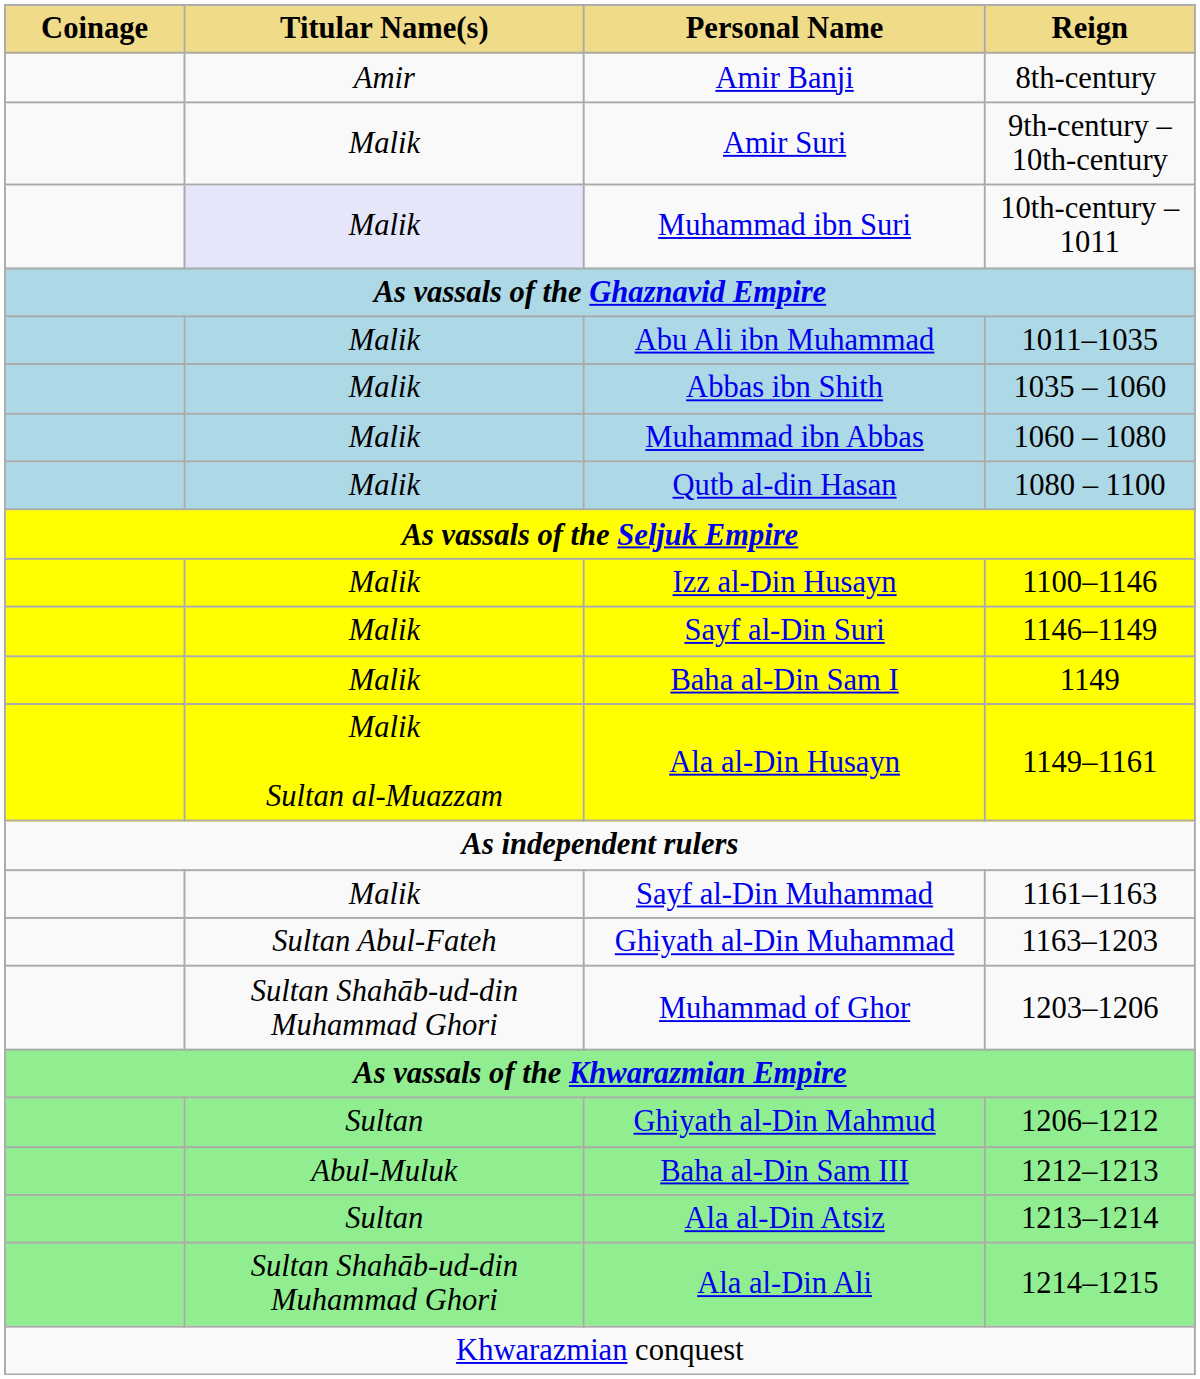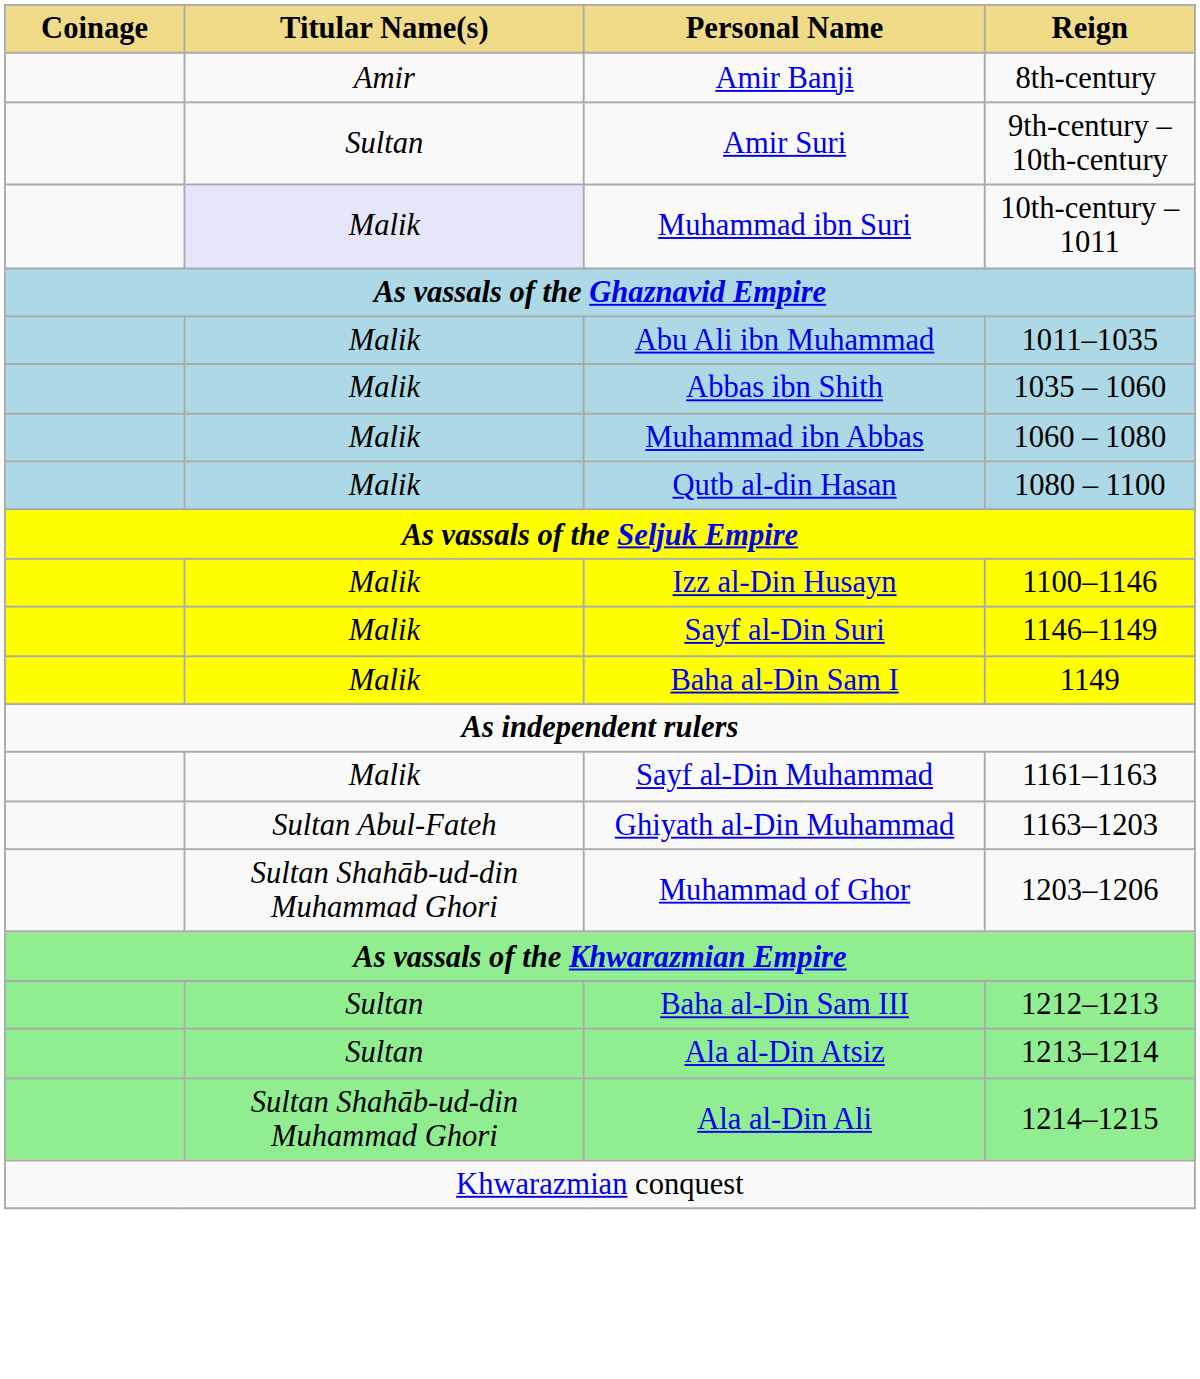(384, 142) Malik -> (384, 142) Sultan
- row: (785, 761)
- row: (785, 1121)
(384, 1169) Abul-Muluk -> (384, 1004) Sultan
